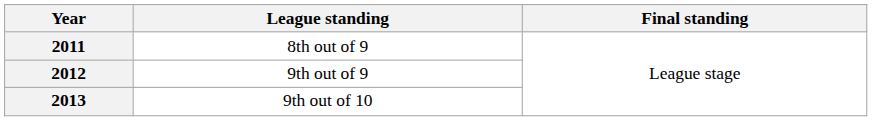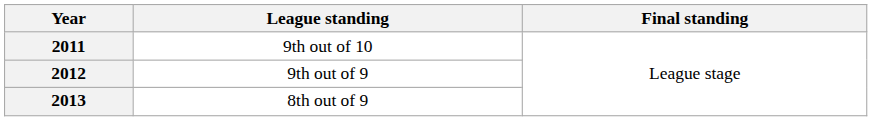(328, 45) 8th out of 9 -> (328, 45) 9th out of 10
(328, 101) 9th out of 10 -> (328, 101) 8th out of 9
